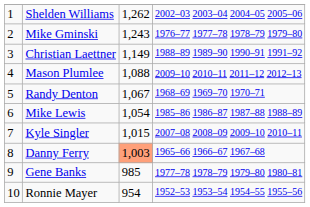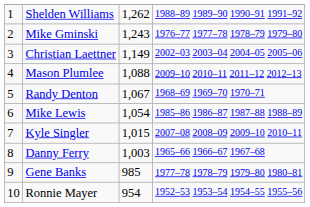(229, 14) 2002–03 2003–04 2004–05 2005–06 -> (229, 14) 1988–89 1989–90 1990–91 1991–92
(229, 53) 1988–89 1989–90 1990–91 1991–92 -> (229, 53) 2002–03 2003–04 2004–05 2005–06
(136, 152) lightsalmon background -> (136, 152) no background
